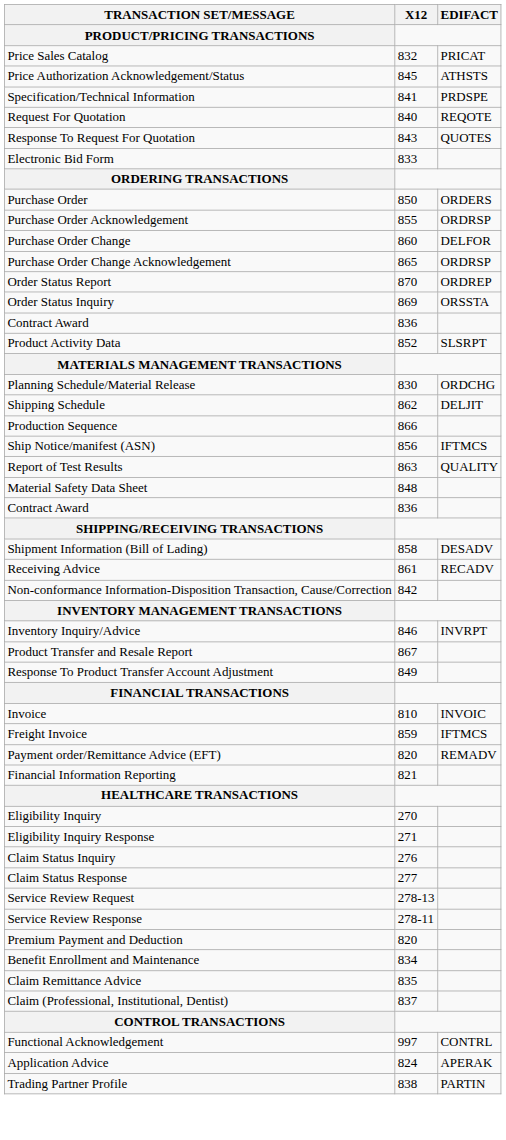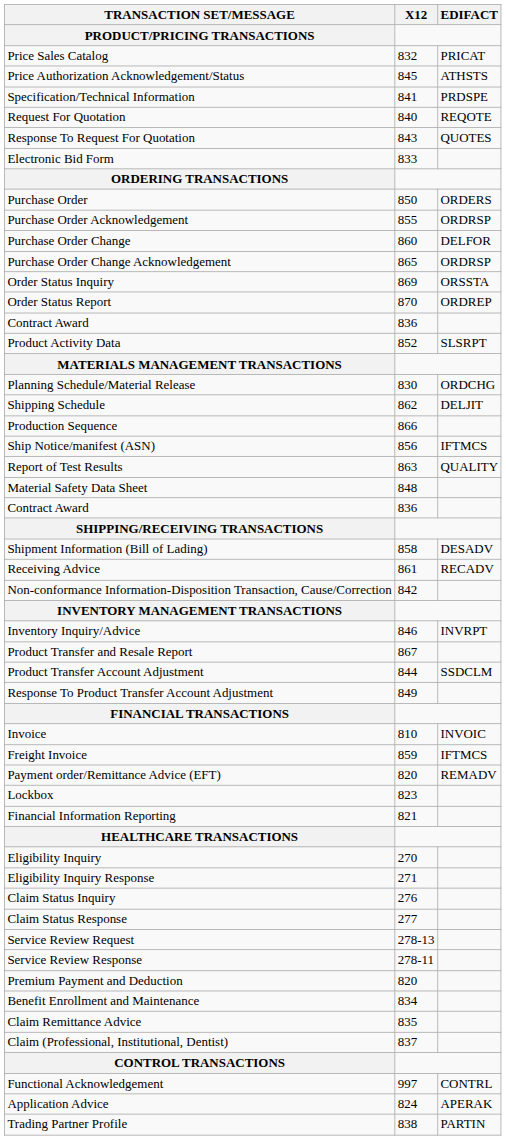rows swapped: (61, 302) <-> (59, 281)
+ row: (105, 672)
+ row: (30, 795)
